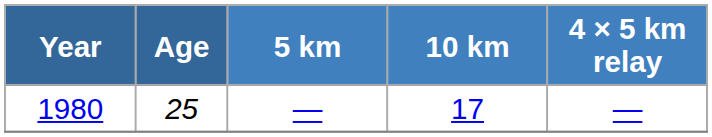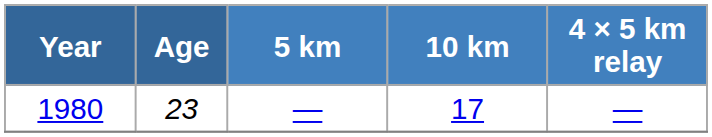(182, 109) 25 -> (182, 109) 23
